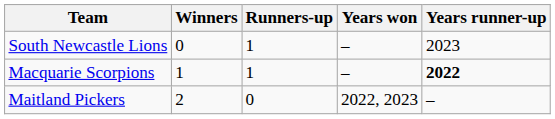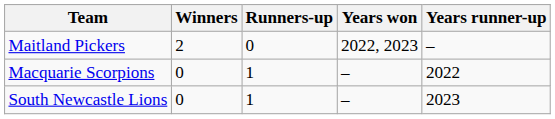rows swapped: (67, 99) <-> (88, 45)
(179, 72) 1 -> (179, 72) 0
(443, 72) bold -> (443, 72) normal
